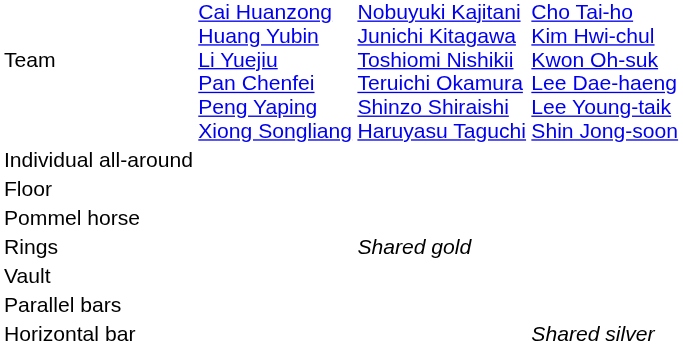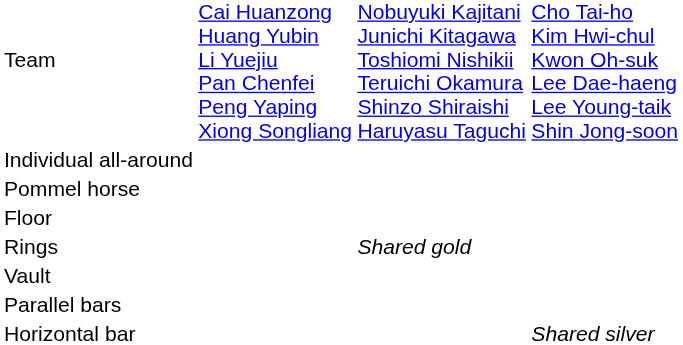rows swapped: (28, 189) <-> (72, 218)
